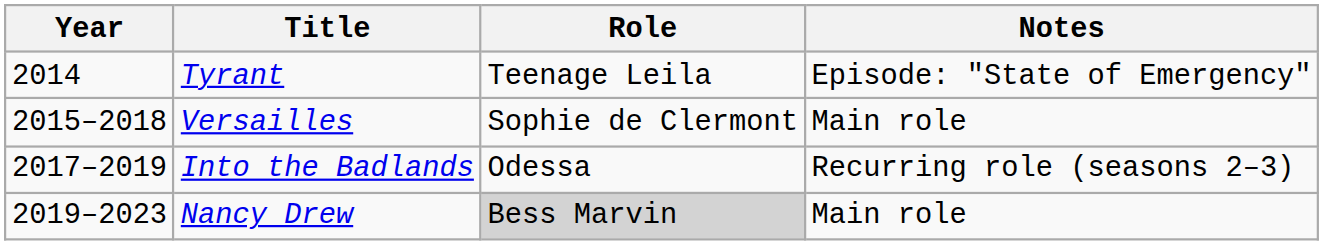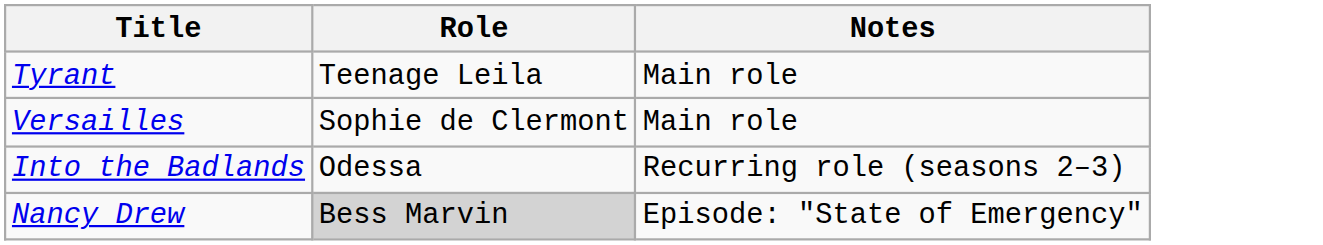- column: (90, 29)
(1062, 75) Episode: "State of Emergency" -> (720, 75) Main role
(889, 216) Main role -> (893, 216) Episode: "State of Emergency"
